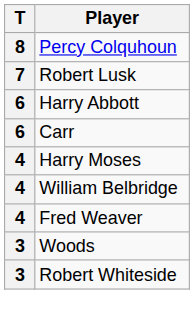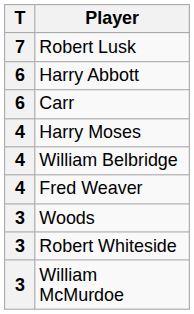- row: (108, 47)
+ row: (82, 284)
